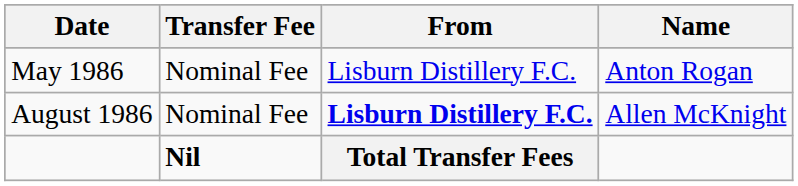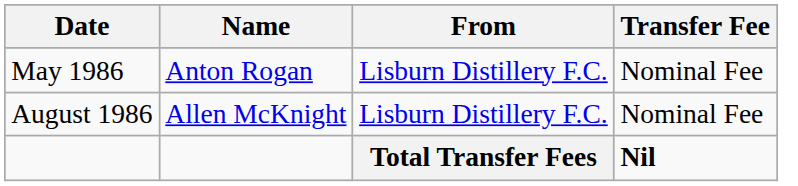columns swapped: (696, 26) <-> (240, 26)
(460, 113) bold -> (483, 113) normal
